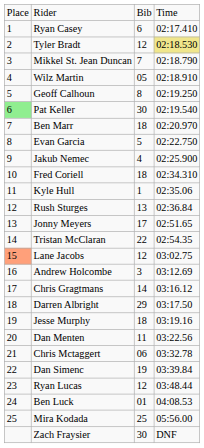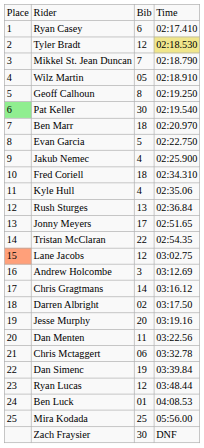(139, 191) 1 -> (139, 191) 4
(142, 304) 29 -> (142, 304) 02
(142, 321) 18 -> (142, 321) 20
